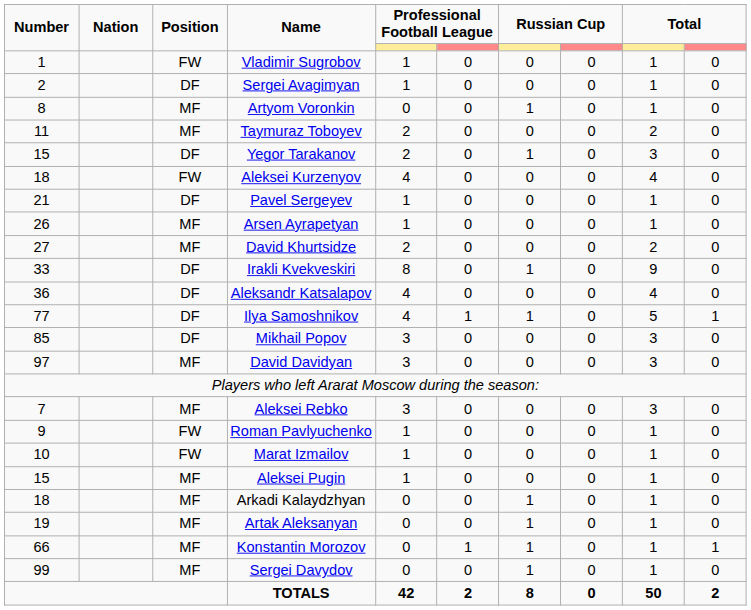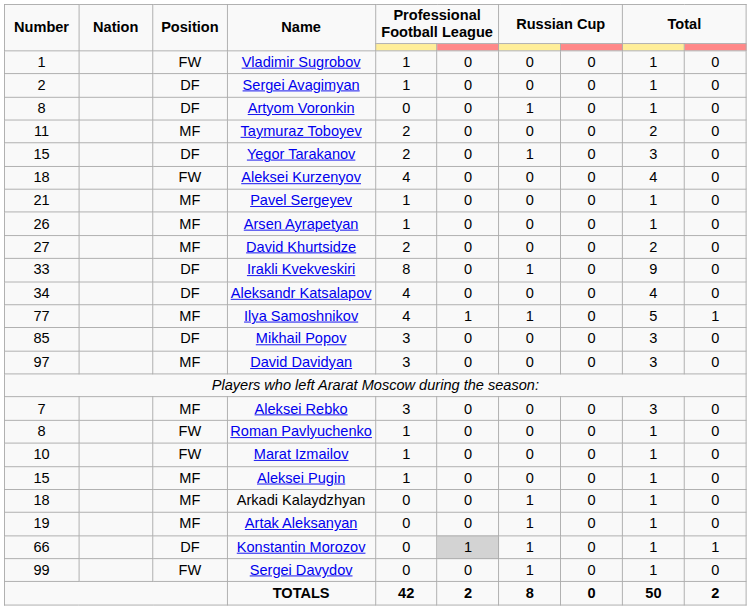(190, 108) MF -> (190, 108) DF
(190, 200) DF -> (190, 200) MF
(42, 293) 36 -> (42, 293) 34
(190, 316) DF -> (190, 316) MF
(42, 431) 9 -> (42, 431) 8
(190, 547) MF -> (190, 547) DF
(468, 547) no background -> (468, 547) lightgrey background
(190, 570) MF -> (190, 570) FW
